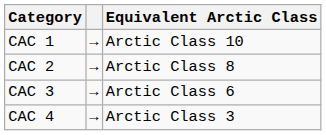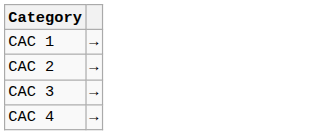- column: (212, 17)
